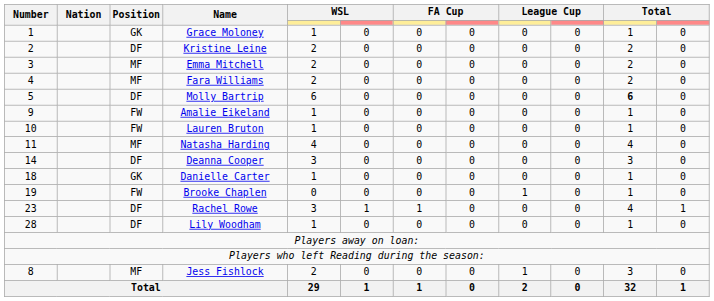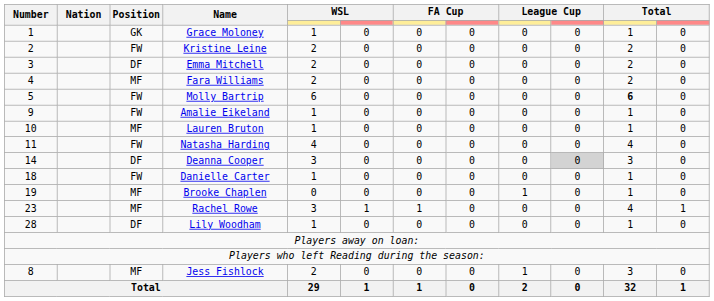(136, 49) DF -> (136, 49) FW
(136, 65) MF -> (136, 65) DF
(136, 97) DF -> (136, 97) FW
(136, 129) FW -> (136, 129) MF
(136, 145) MF -> (136, 145) FW
(578, 161) no background -> (578, 161) lightgrey background
(136, 177) GK -> (136, 177) FW
(136, 193) FW -> (136, 193) MF
(136, 209) DF -> (136, 209) MF
